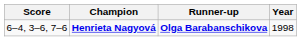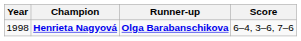columns swapped: (283, 12) <-> (37, 12)
